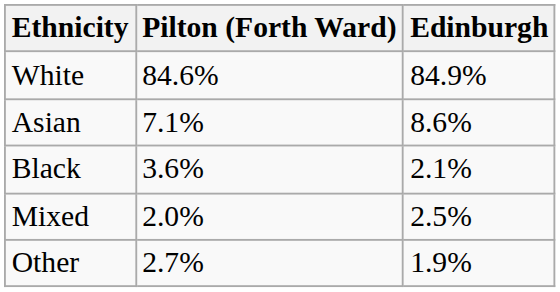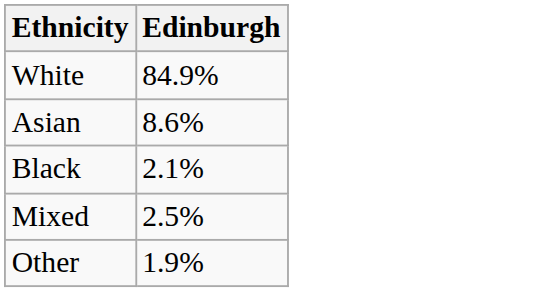- column: (269, 27)
